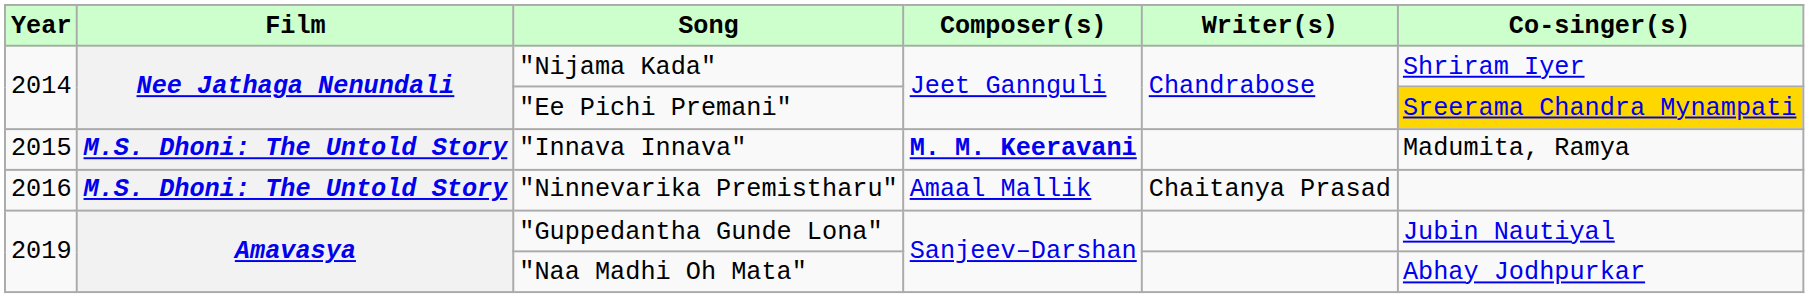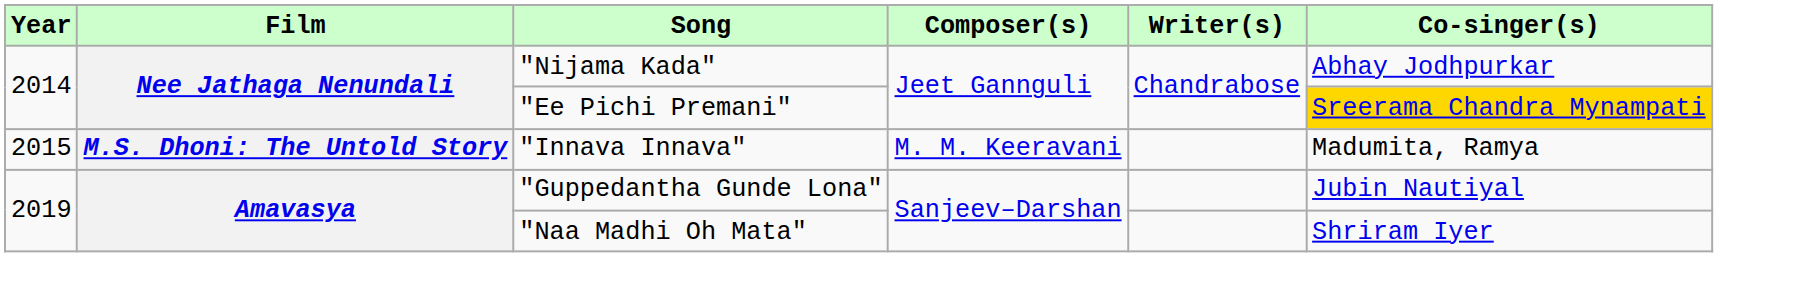(1494, 67) Shriram Iyer -> (1433, 67) Abhay Jodhpurkar
(1023, 149) bold -> (1008, 149) normal
- row: (709, 190)
(1524, 272) Abhay Jodhpurkar -> (1403, 231) Shriram Iyer
